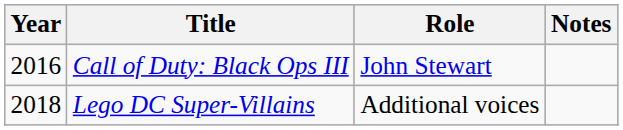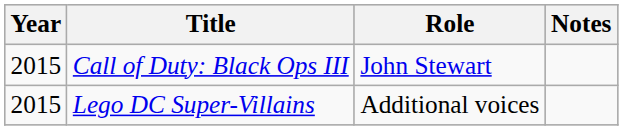(36, 64) 2016 -> (36, 64) 2015
(36, 104) 2018 -> (36, 104) 2015
